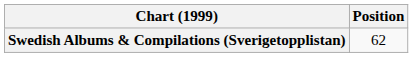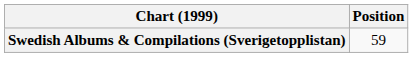(378, 40) 62 -> (378, 40) 59
